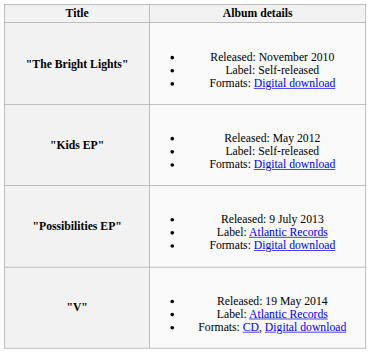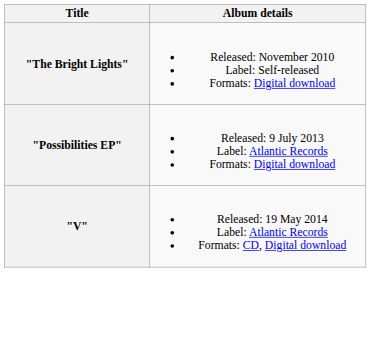- row: (77, 144)
